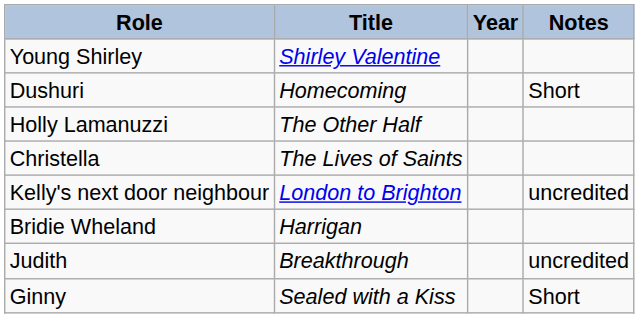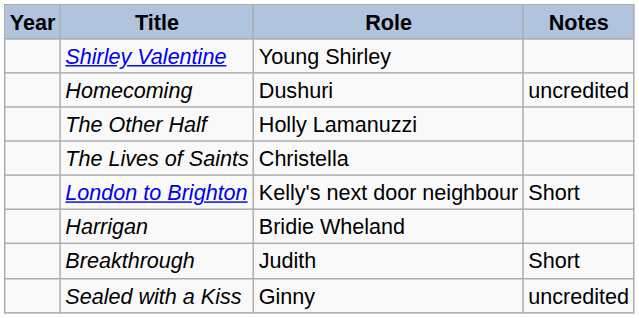columns swapped: (495, 22) <-> (139, 22)
(554, 90) Short -> (579, 90) uncredited
(579, 193) uncredited -> (554, 193) Short
(579, 261) uncredited -> (554, 261) Short
(554, 295) Short -> (579, 295) uncredited
